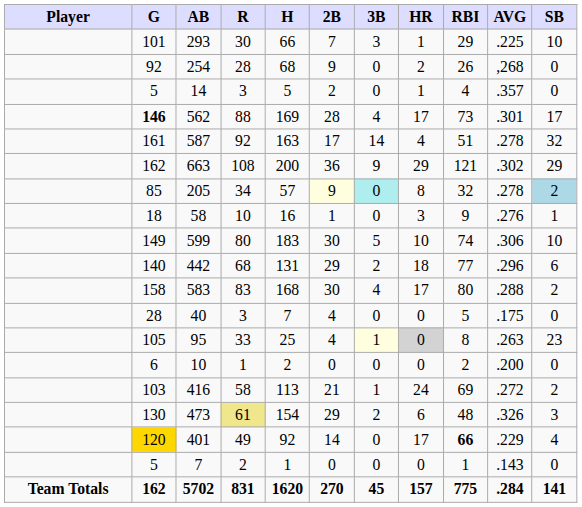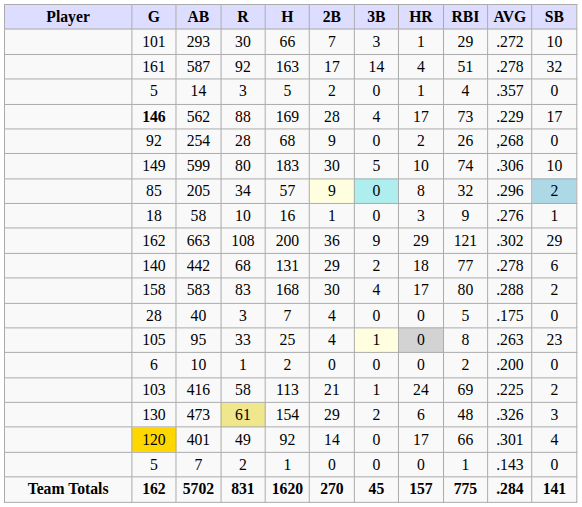(510, 41) .225 -> (510, 41) .272
rows swapped: (198, 66) <-> (198, 141)
(510, 116) .301 -> (510, 116) .229
rows swapped: (198, 166) <-> (198, 240)
(510, 191) .278 -> (510, 191) .296
(510, 265) .296 -> (510, 265) .278
(510, 389) .272 -> (510, 389) .225
(465, 439) bold -> (465, 439) normal
(510, 439) .229 -> (510, 439) .301
